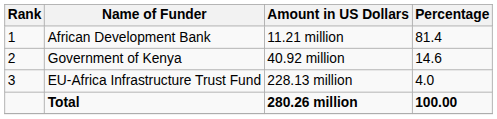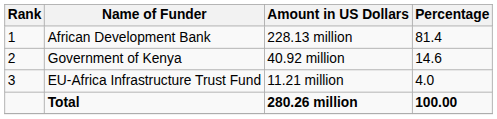(305, 37) 11.21 million -> (310, 37) 228.13 million
(310, 80) 228.13 million -> (305, 80) 11.21 million
